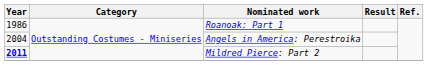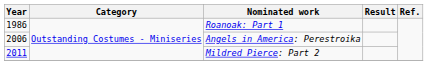(17, 39) 2004 -> (17, 39) 2006
(17, 53) bold -> (17, 53) normal
